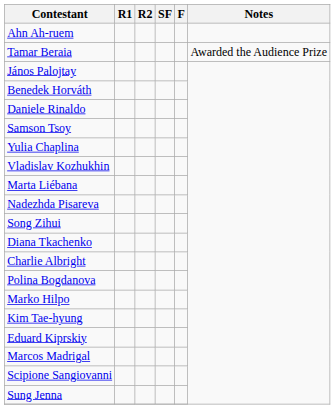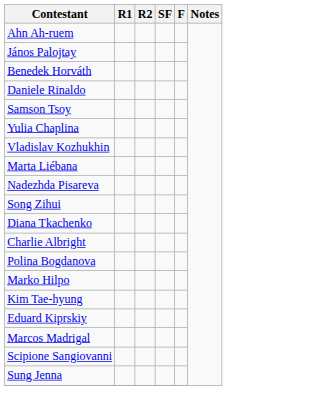- row: (40, 52)
